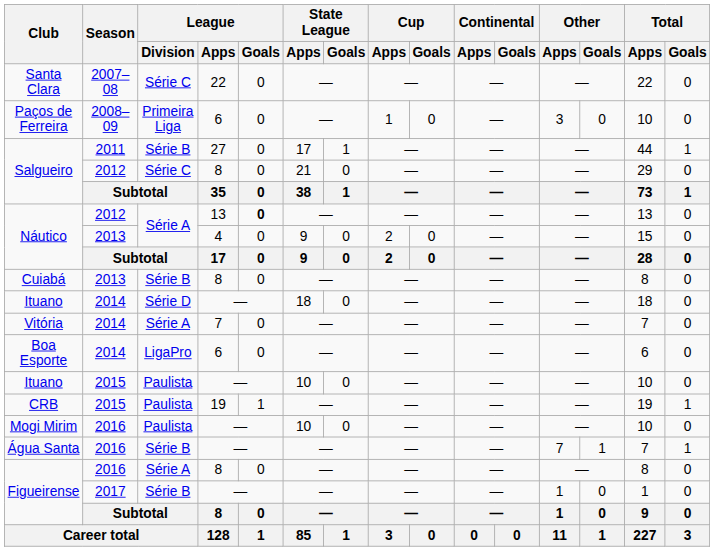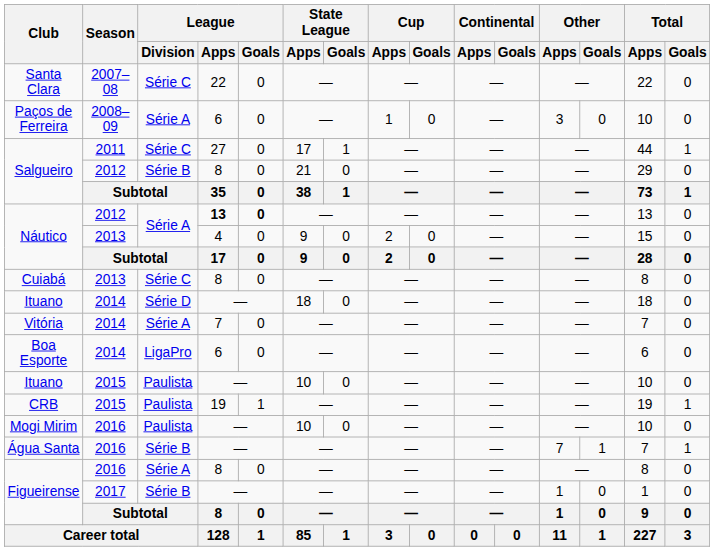(168, 119) Primeira Liga -> (168, 119) Série A
(168, 149) Série B -> (168, 149) Série C
(168, 170) Série C -> (168, 170) Série B
(218, 214) normal -> (218, 214) bold
(168, 280) Série B -> (168, 280) Série C
